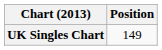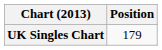(132, 34) 149 -> (132, 34) 179
